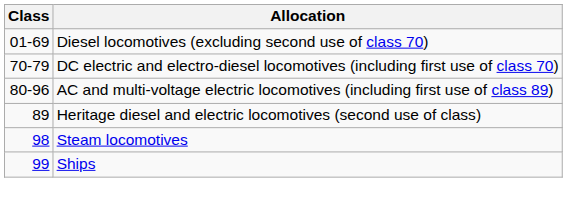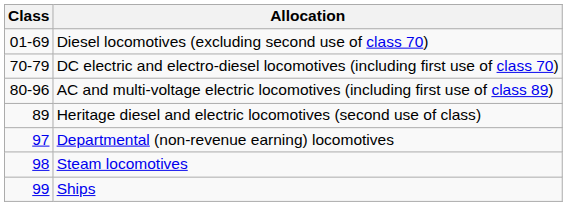+ row: (225, 139)
